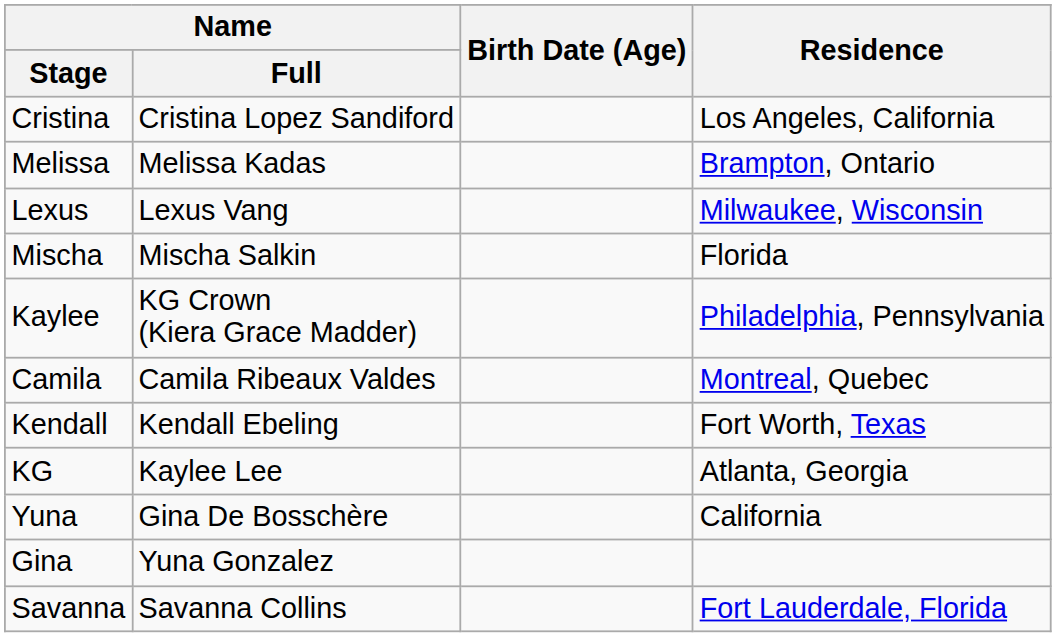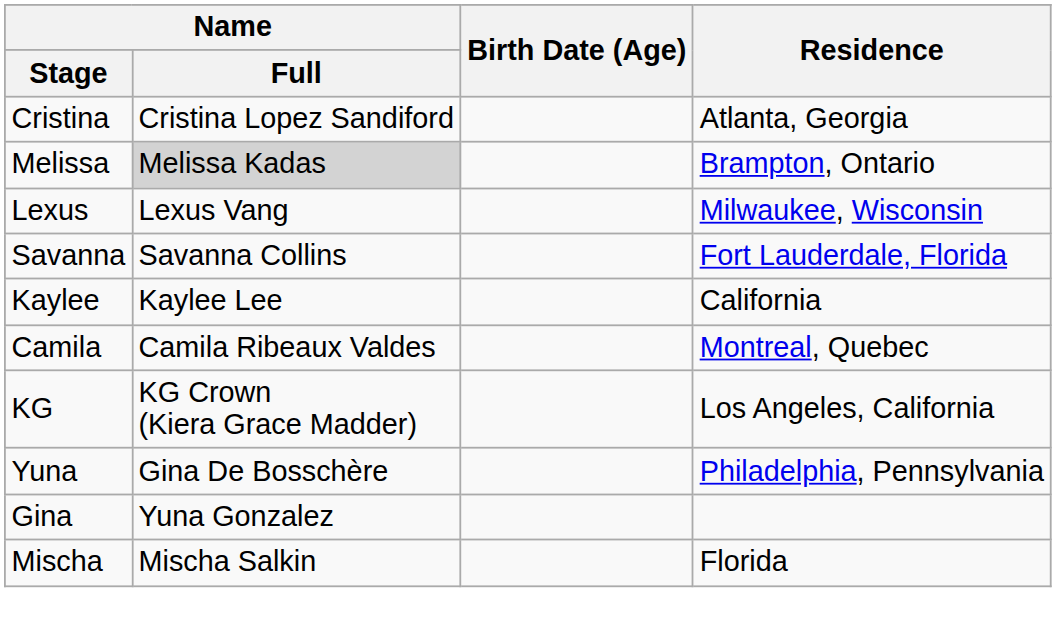(847, 118) Los Angeles, California -> (804, 118) Atlanta, Georgia
(232, 164) no background -> (232, 164) lightgrey background
rows swapped: (68, 607) <-> (57, 255)
(278, 317) KG Crown (Kiera Grace Madder) -> (211, 301) Kaylee Lee
(872, 317) Philadelphia, Pennsylvania -> (761, 301) California
- row: (60, 425)
(211, 470) Kaylee Lee -> (278, 408) KG Crown (Kiera Grace Madder)
(804, 470) Atlanta, Georgia -> (847, 408) Los Angeles, California
(761, 516) California -> (872, 470) Philadelphia, Pennsylvania
